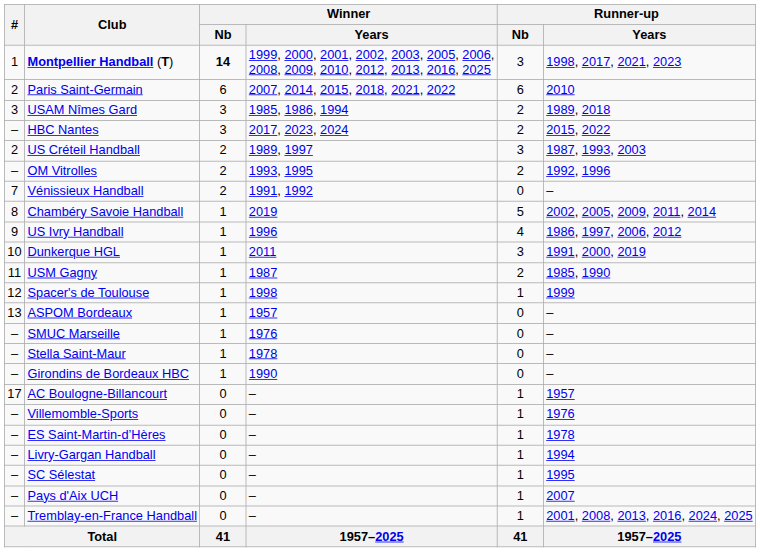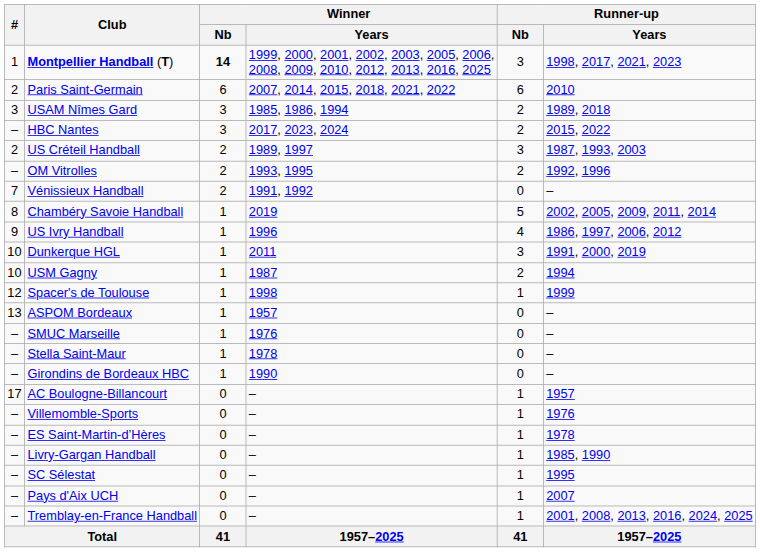(14, 272) 11 -> (14, 272) 10
(578, 272) 1985, 1990 -> (560, 272) 1994
(560, 455) 1994 -> (578, 455) 1985, 1990
